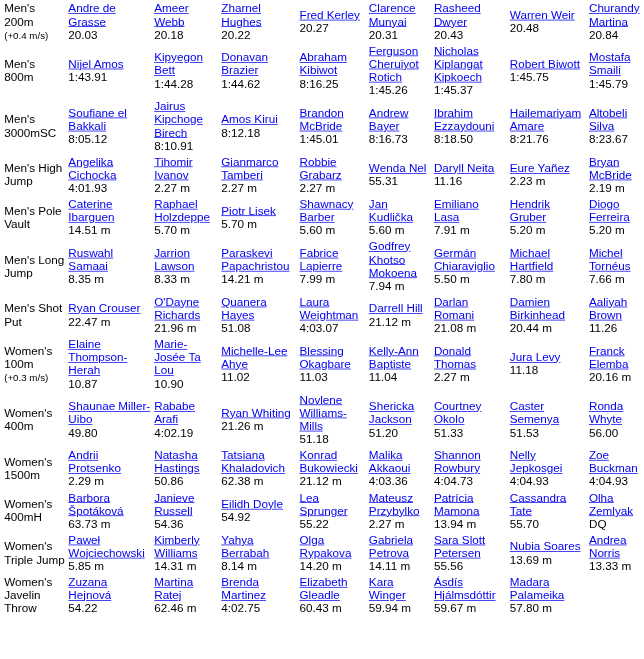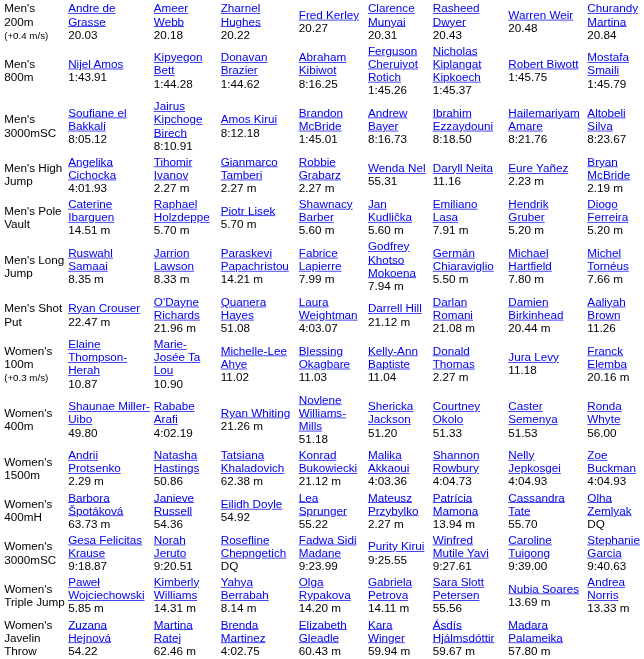+ row: (30, 553)
